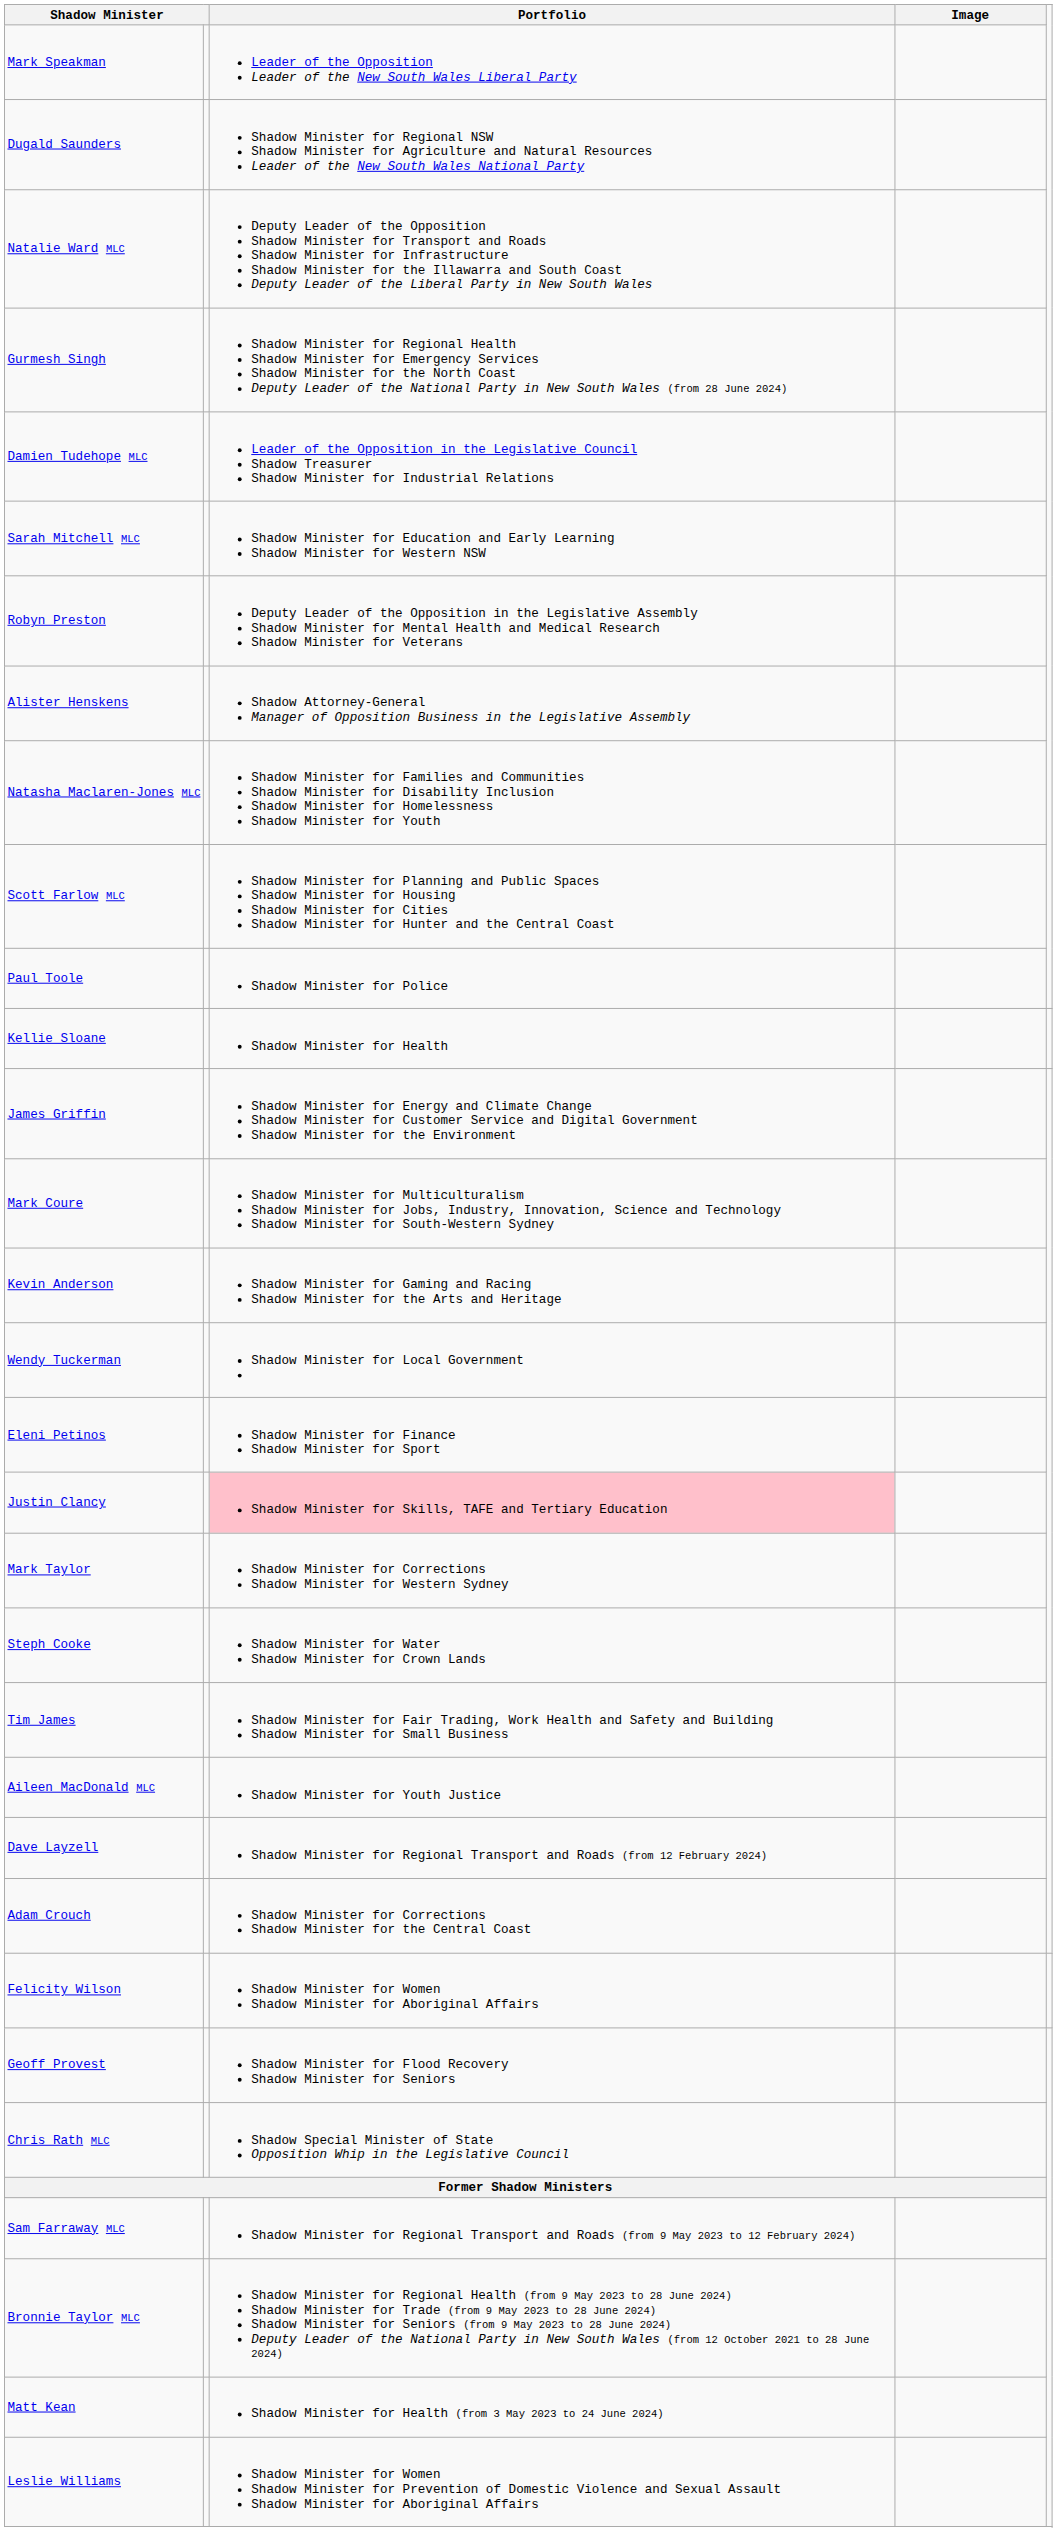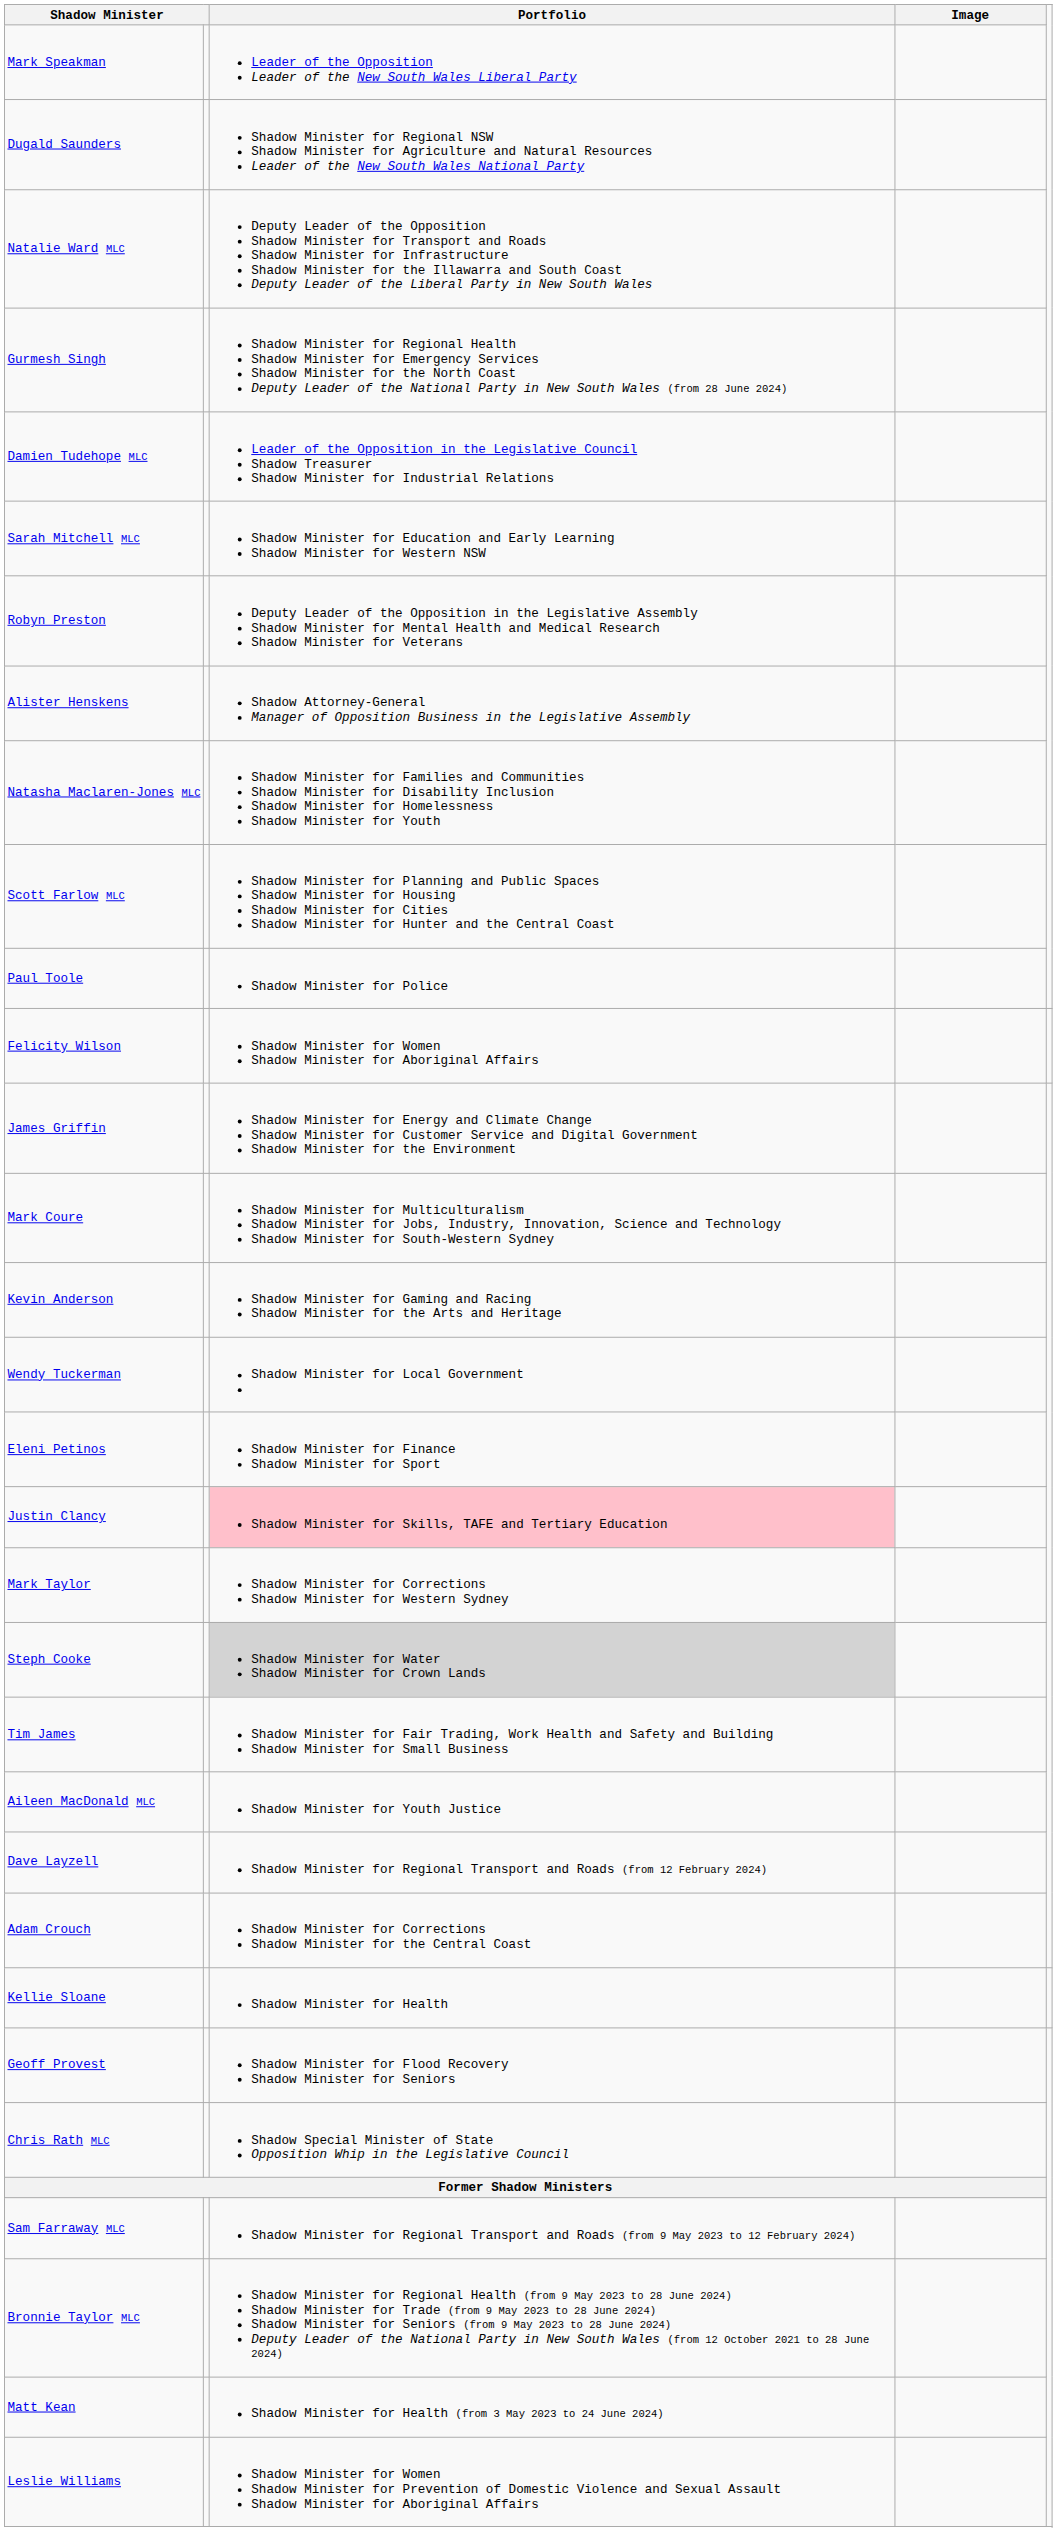rows swapped: (57, 1039) <-> (64, 1990)
(552, 1652) no background -> (552, 1667) lightgrey background
